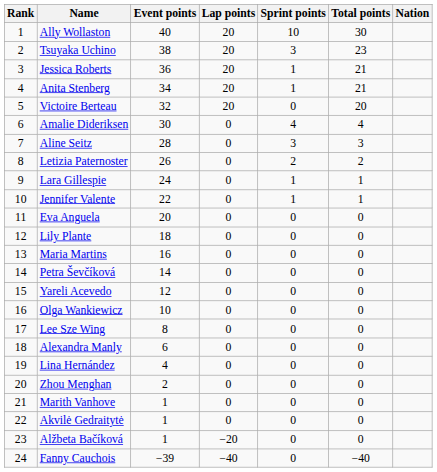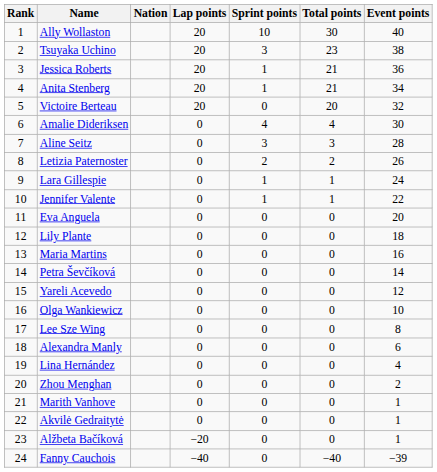columns swapped: (412, 13) <-> (165, 13)
